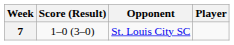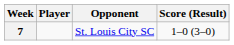columns swapped: (211, 13) <-> (72, 13)
